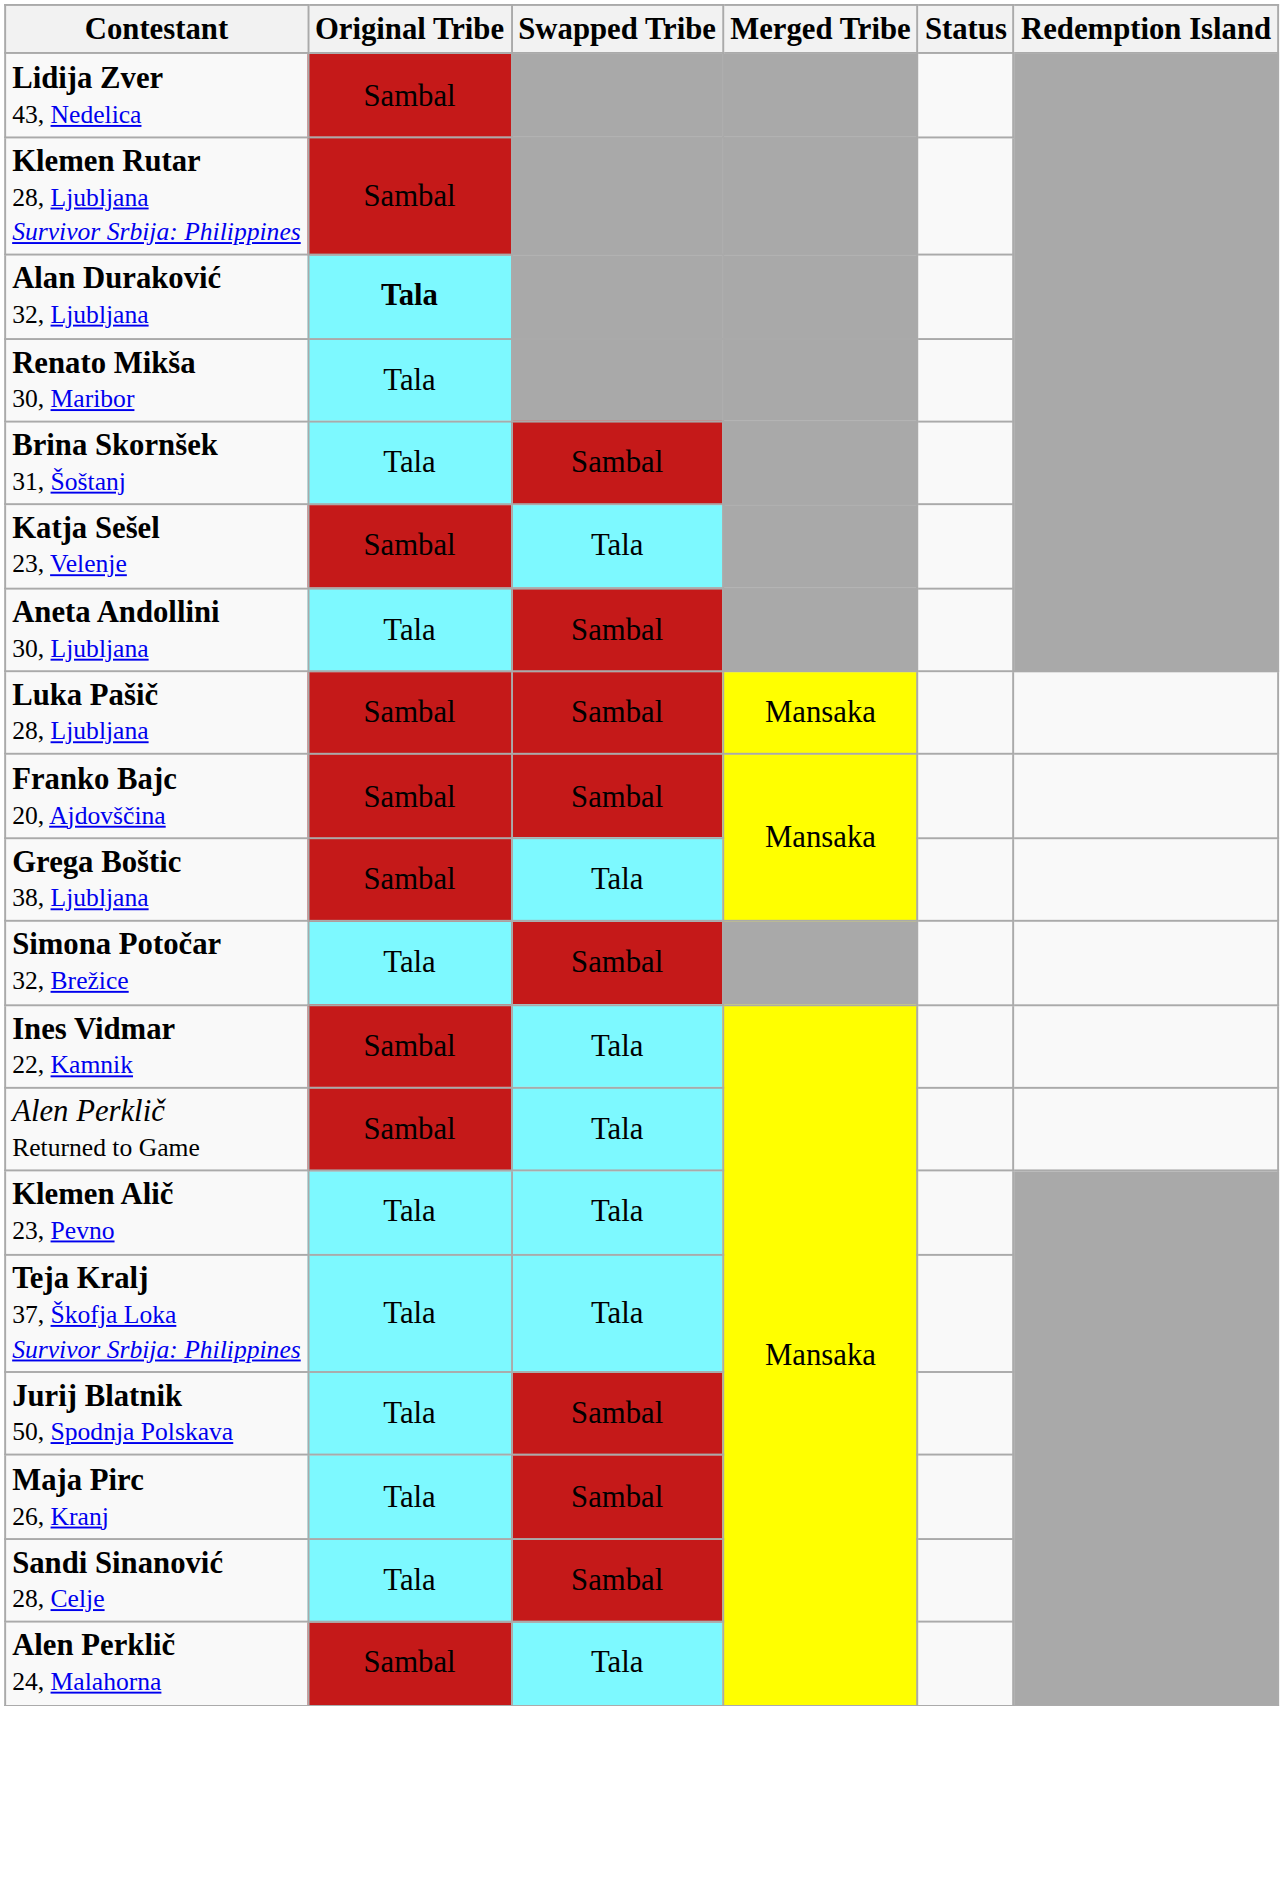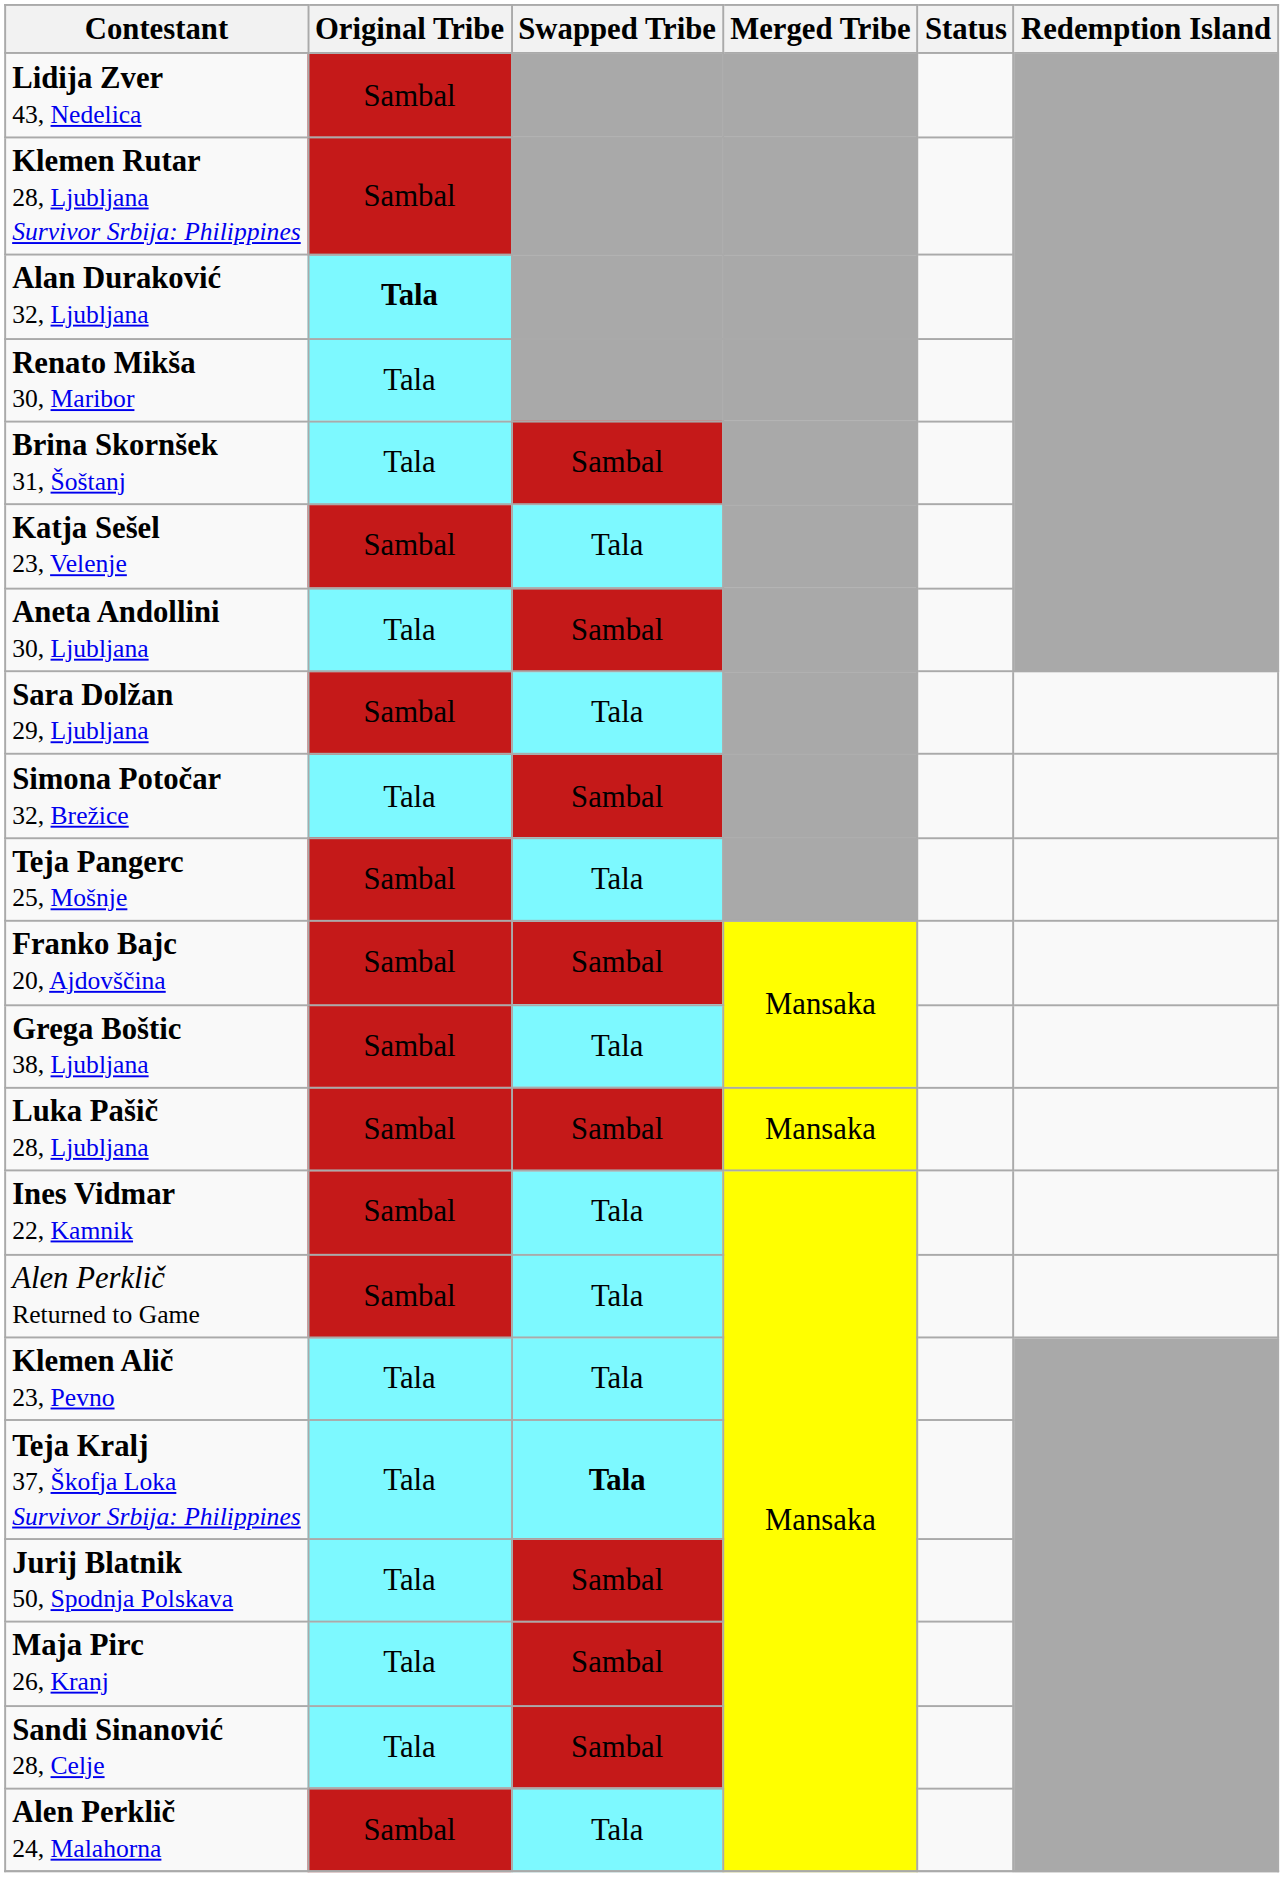+ row: (93, 712)
rows swapped: (85, 712) <-> (117, 962)
+ row: (98, 878)
(617, 1312) normal -> (617, 1479) bold
